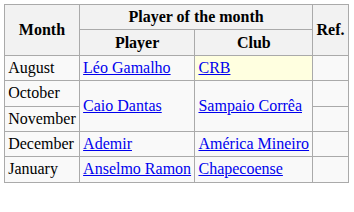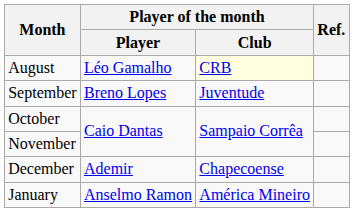+ row: (42, 93)
(254, 144) América Mineiro -> (242, 169) Chapecoense
(241, 169) Chapecoense -> (255, 194) América Mineiro
